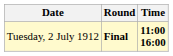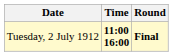columns swapped: (153, 13) <-> (120, 13)
